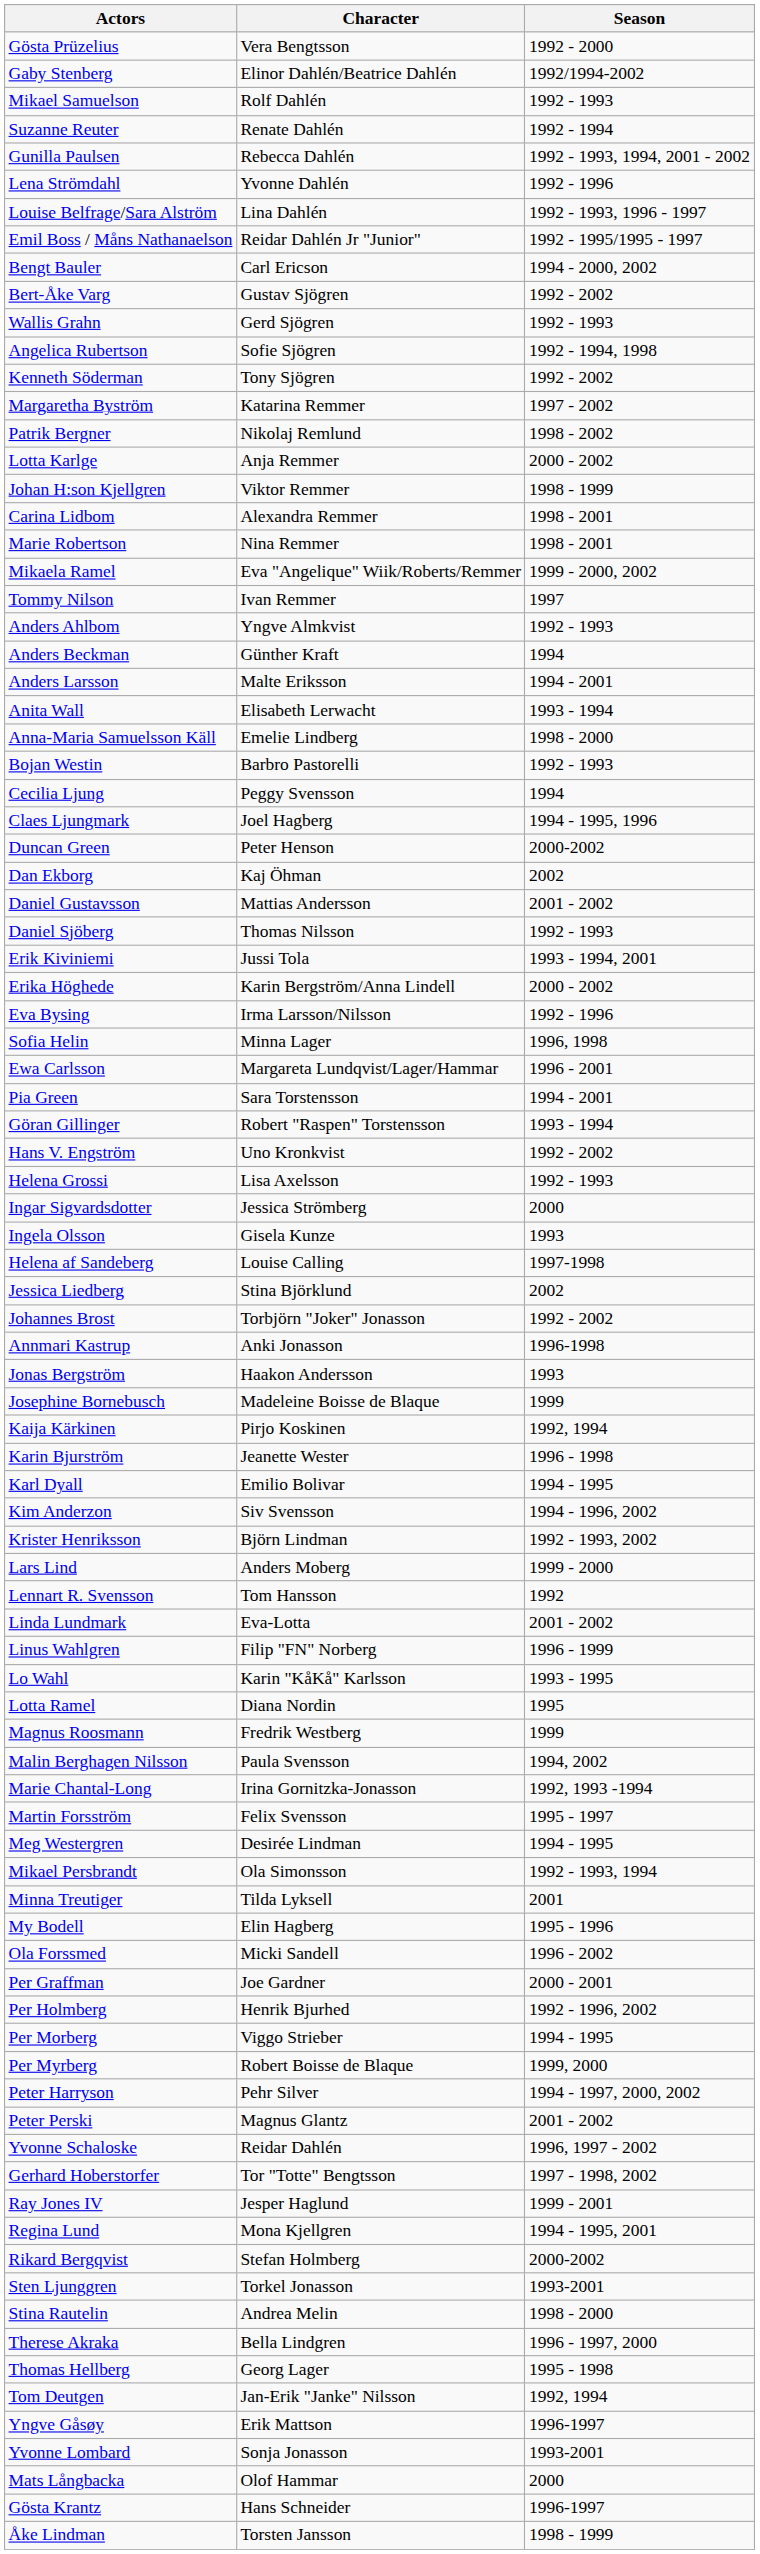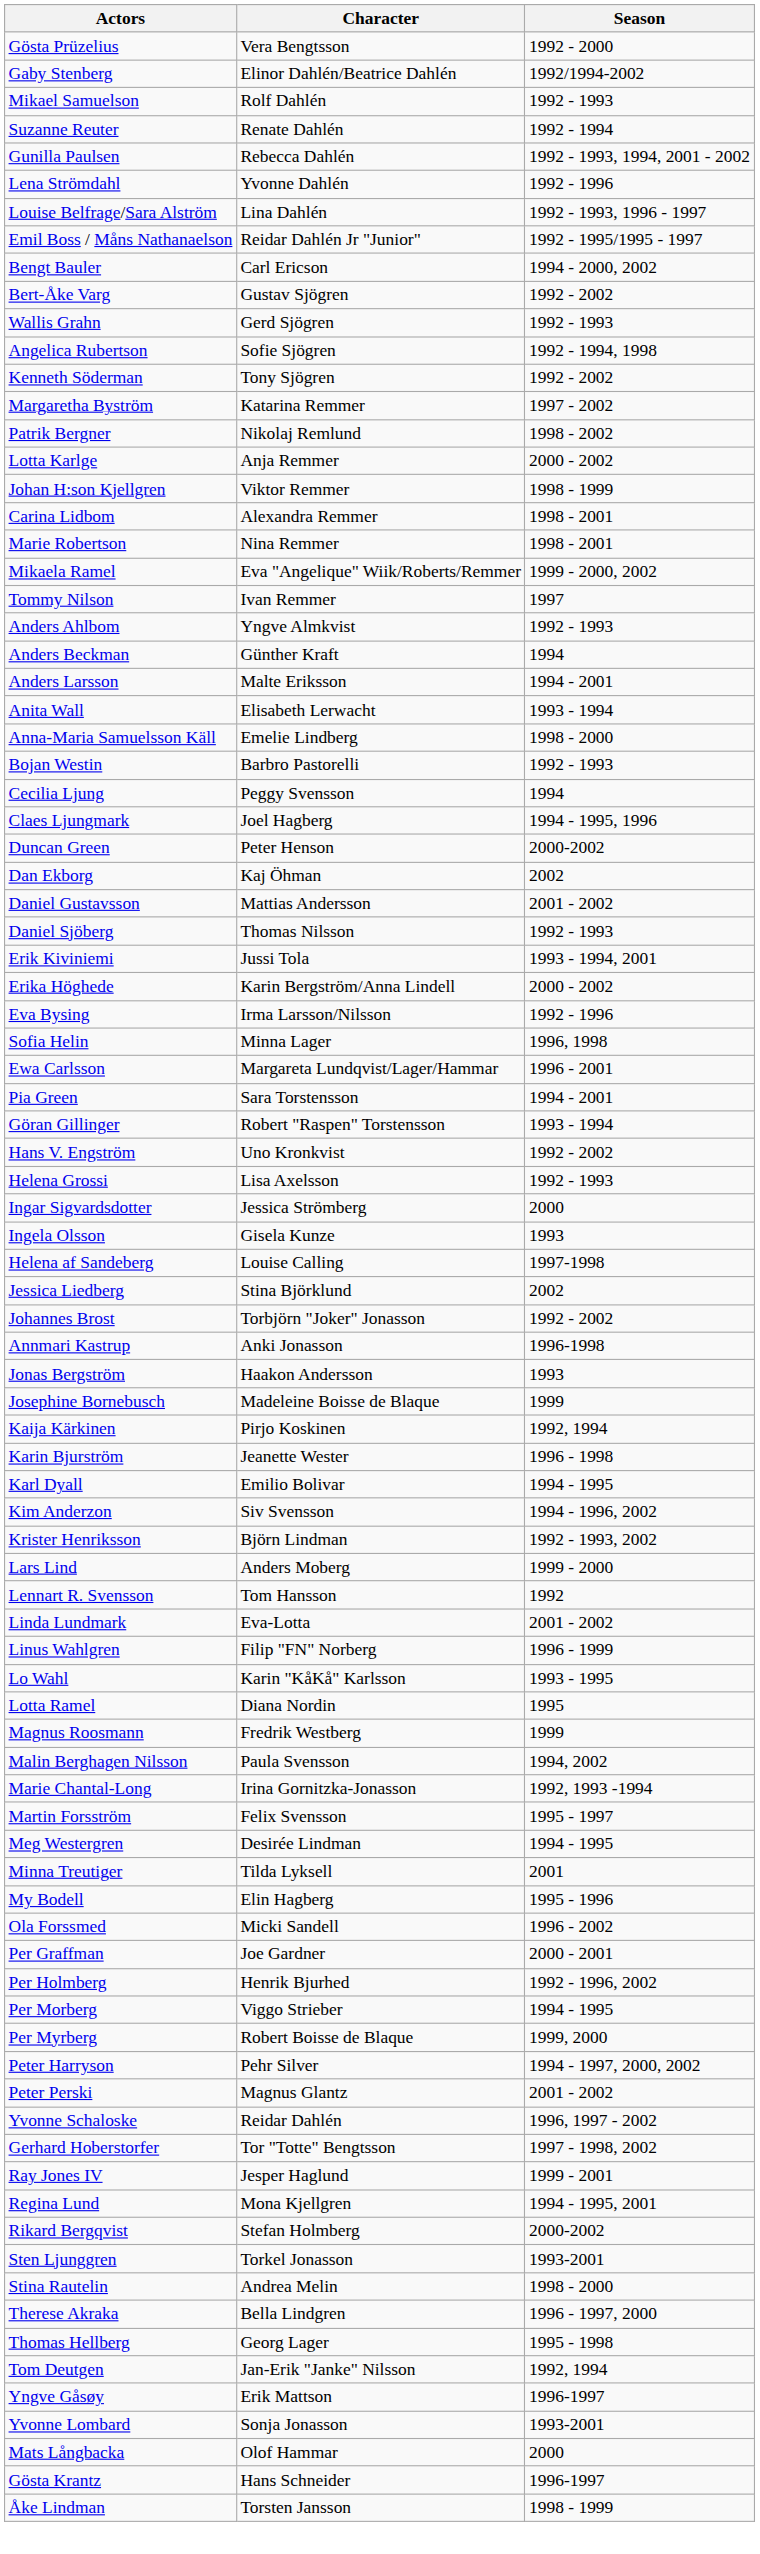- row: (73, 1871)
